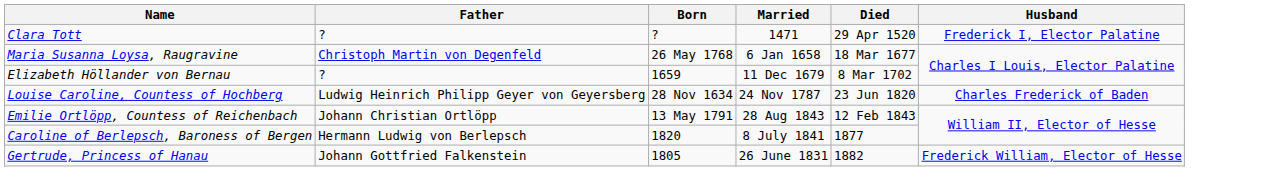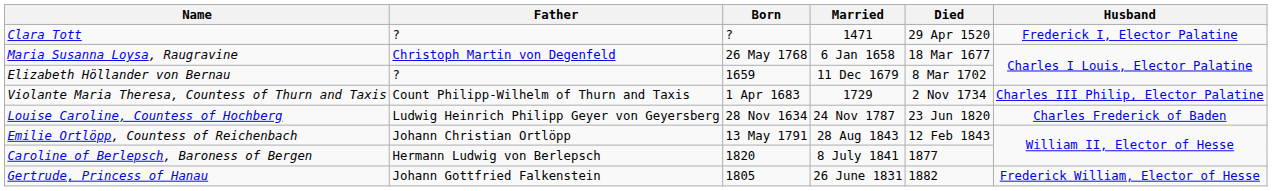+ row: (197, 95)
